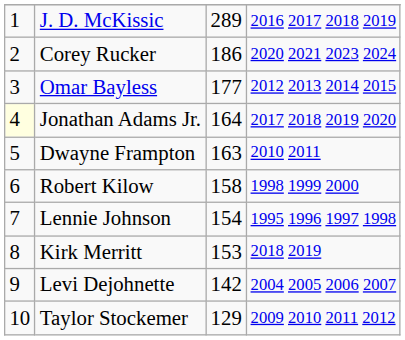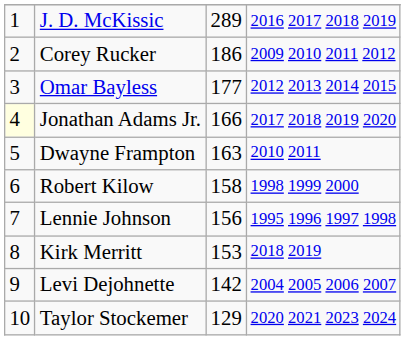(323, 53) 2020 2021 2023 2024 -> (323, 53) 2009 2010 2011 2012
(226, 119) 164 -> (226, 119) 166
(226, 218) 154 -> (226, 218) 156
(323, 317) 2009 2010 2011 2012 -> (323, 317) 2020 2021 2023 2024
